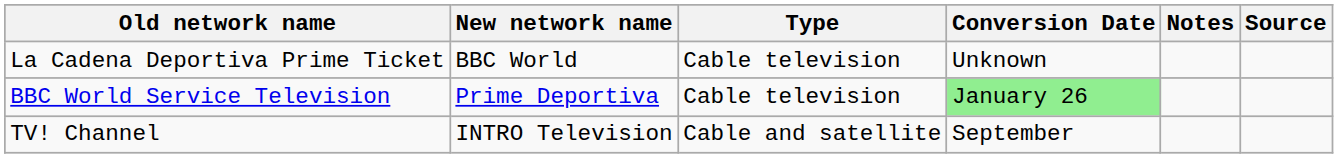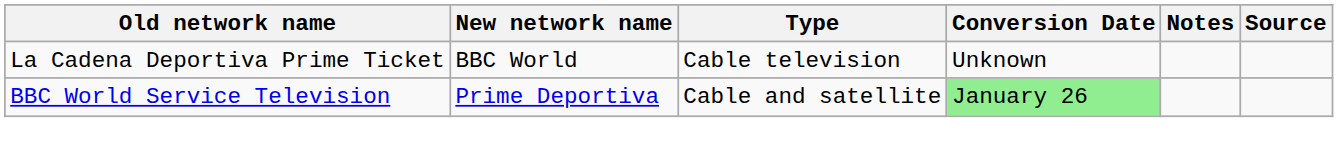(792, 97) Cable television -> (812, 97) Cable and satellite
- row: (85, 134)
